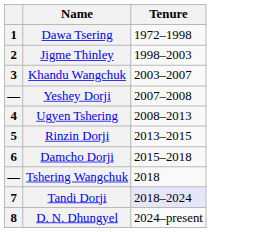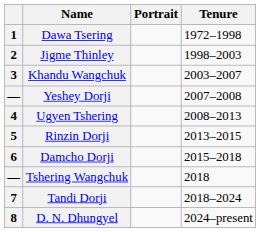+ column: (156, 14)
(163, 197) lavender background -> (213, 197) no background
